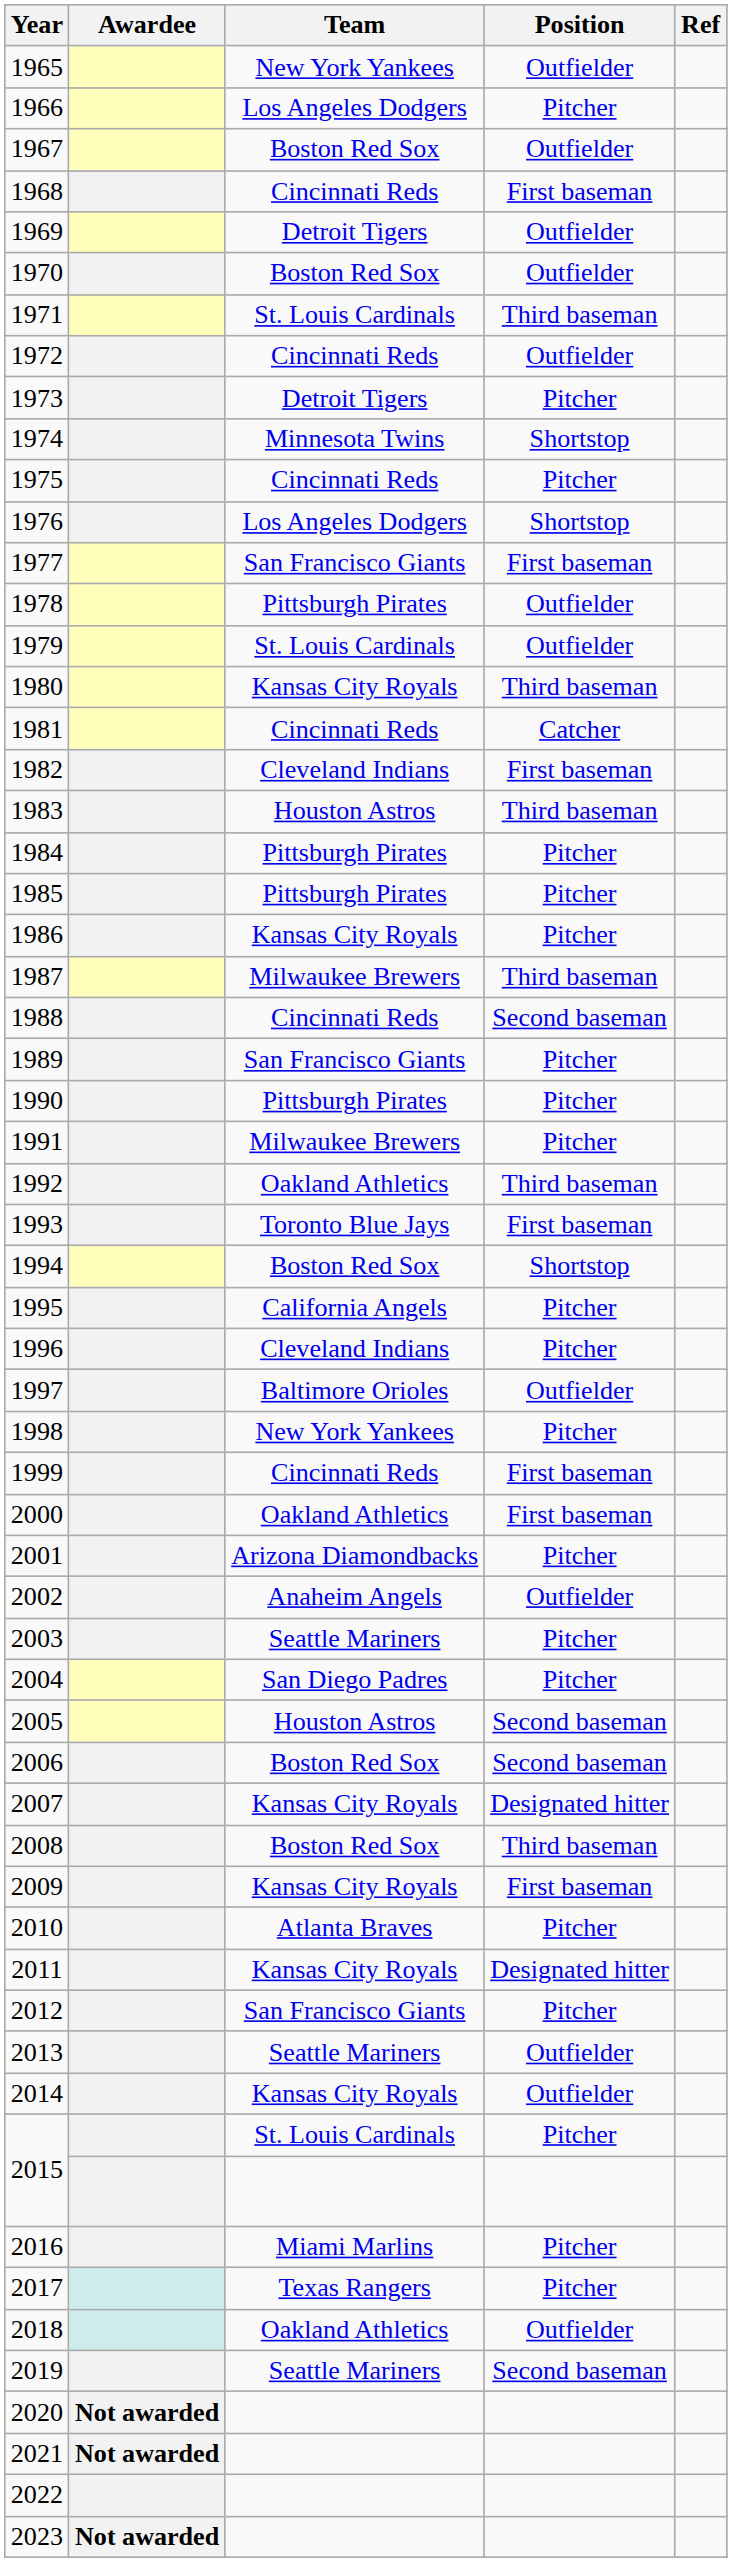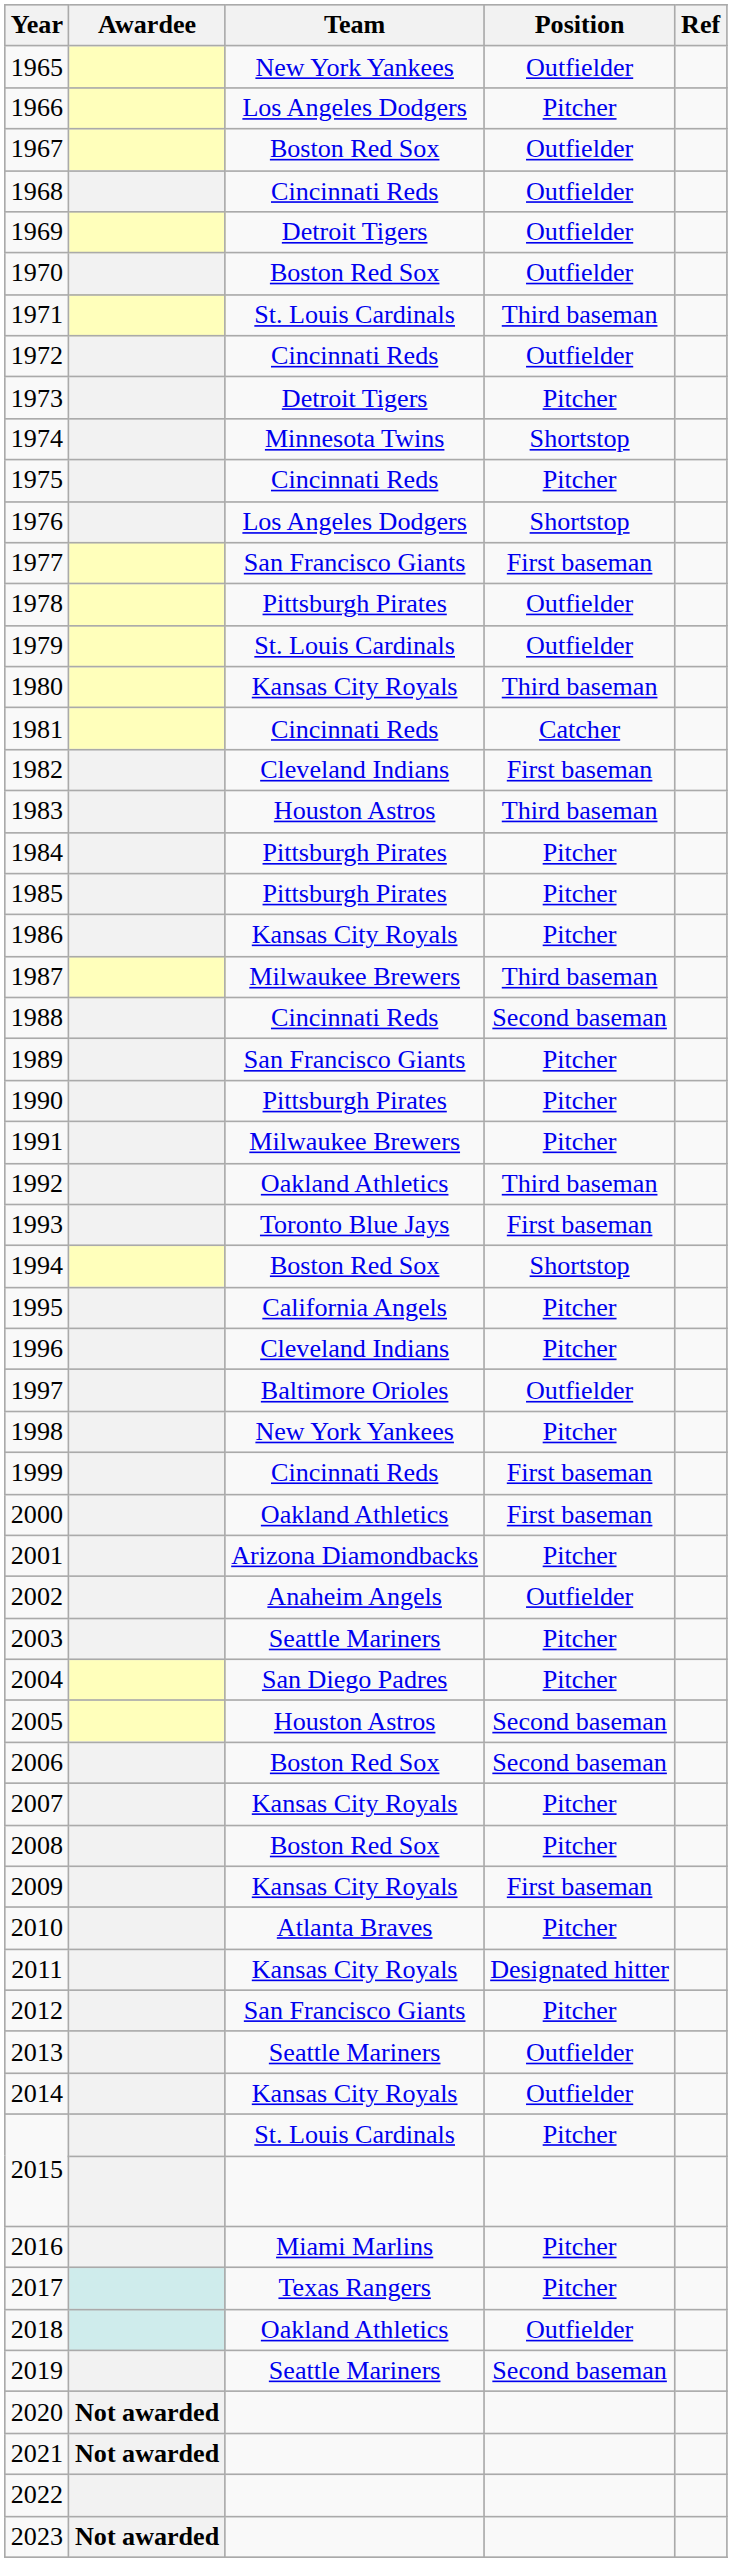(580, 190) First baseman -> (580, 190) Outfielder
(580, 1803) Designated hitter -> (580, 1803) Pitcher
(580, 1845) Third baseman -> (580, 1845) Pitcher
